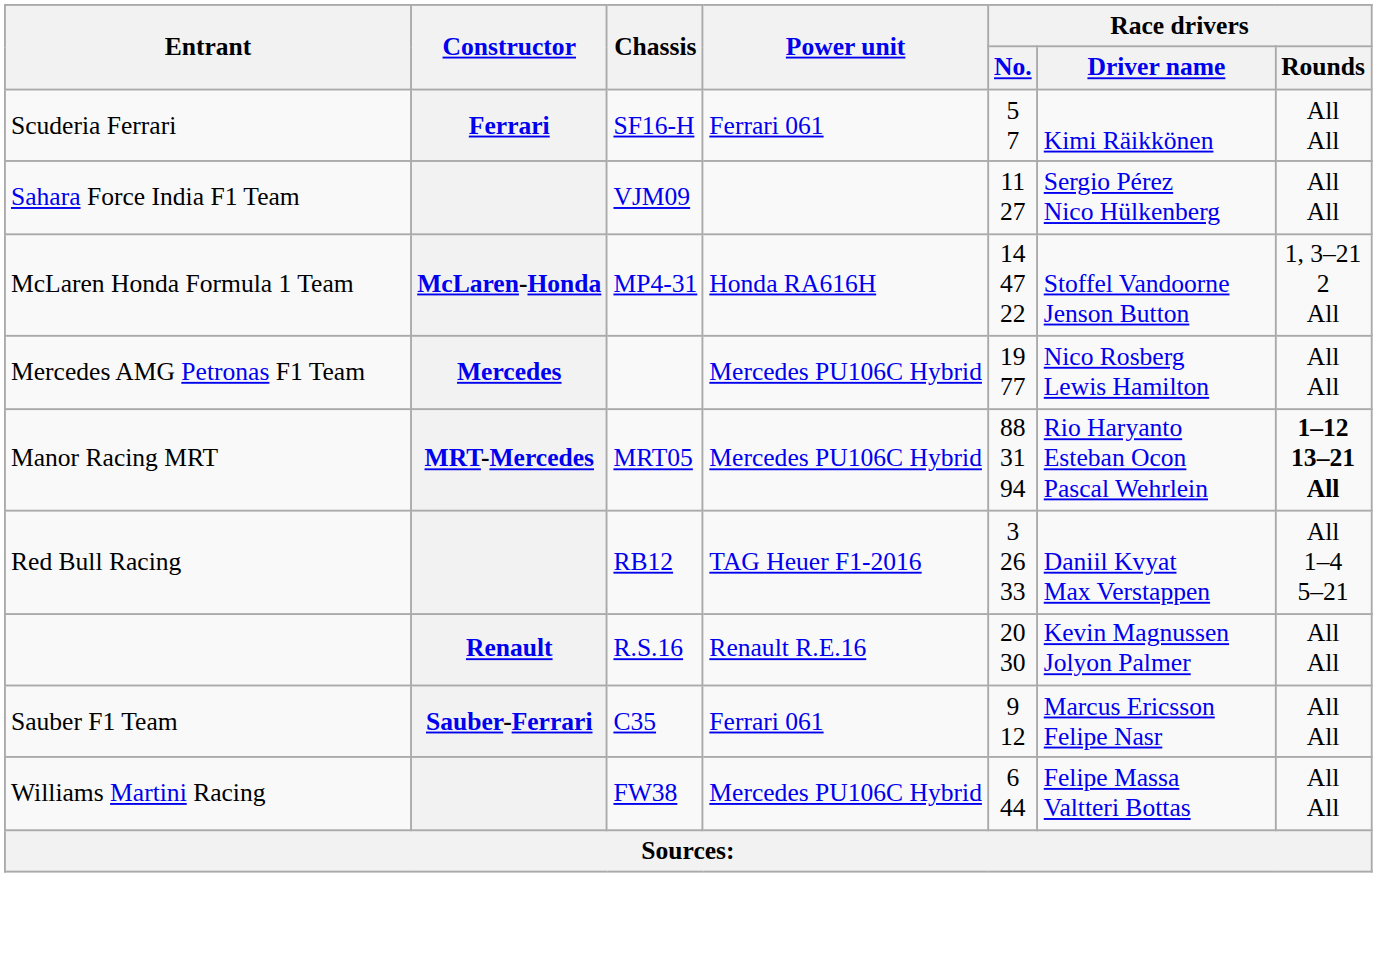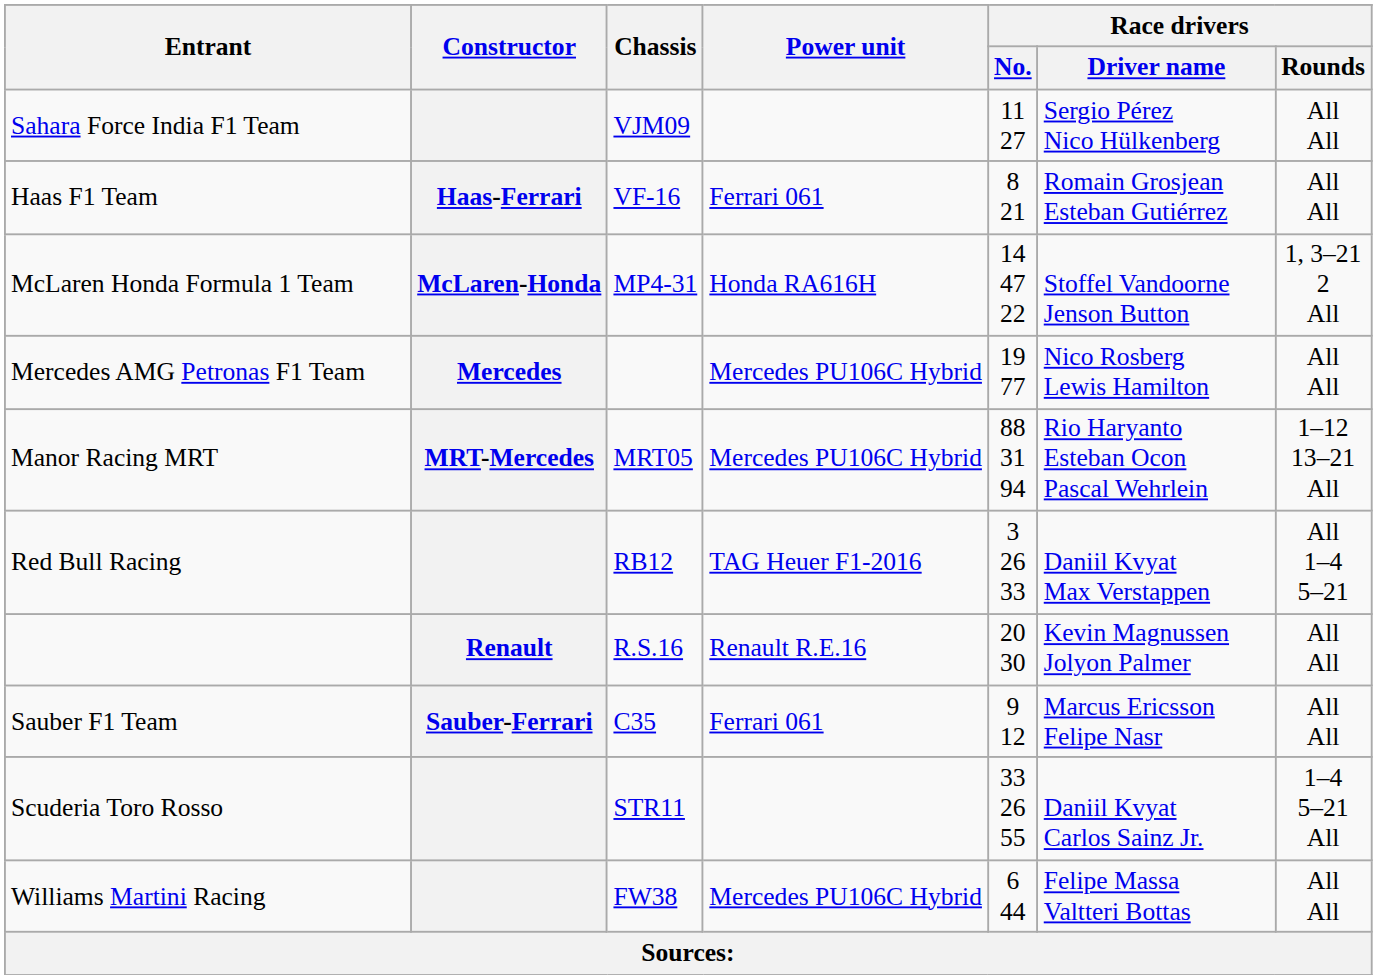- row: (94, 124)
+ row: (84, 196)
(1323, 458) bold -> (1323, 458) normal
+ row: (117, 807)
